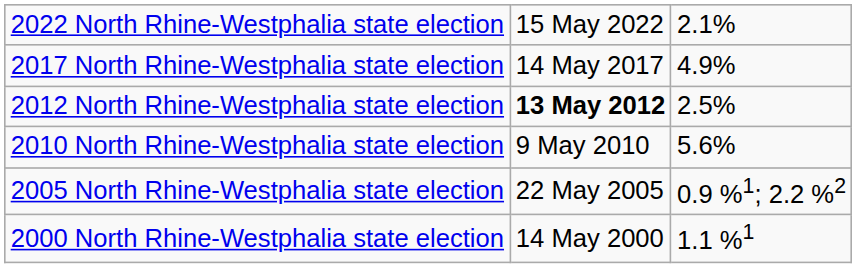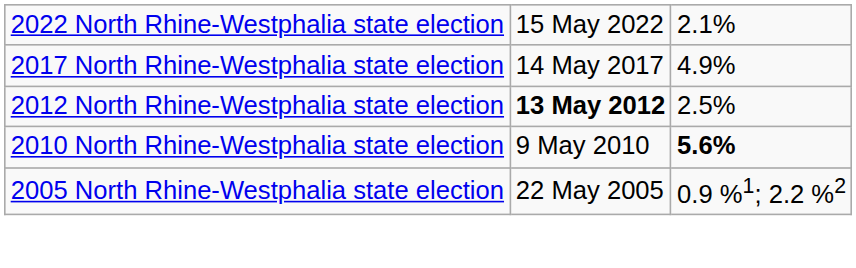(706, 146) normal -> (706, 146) bold
- row: (257, 238)
